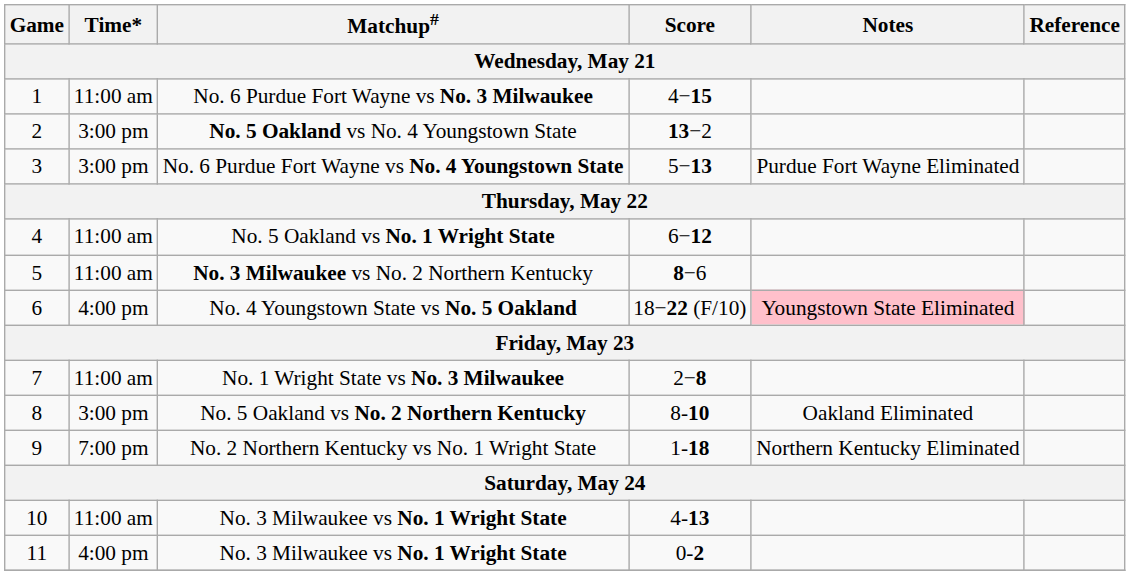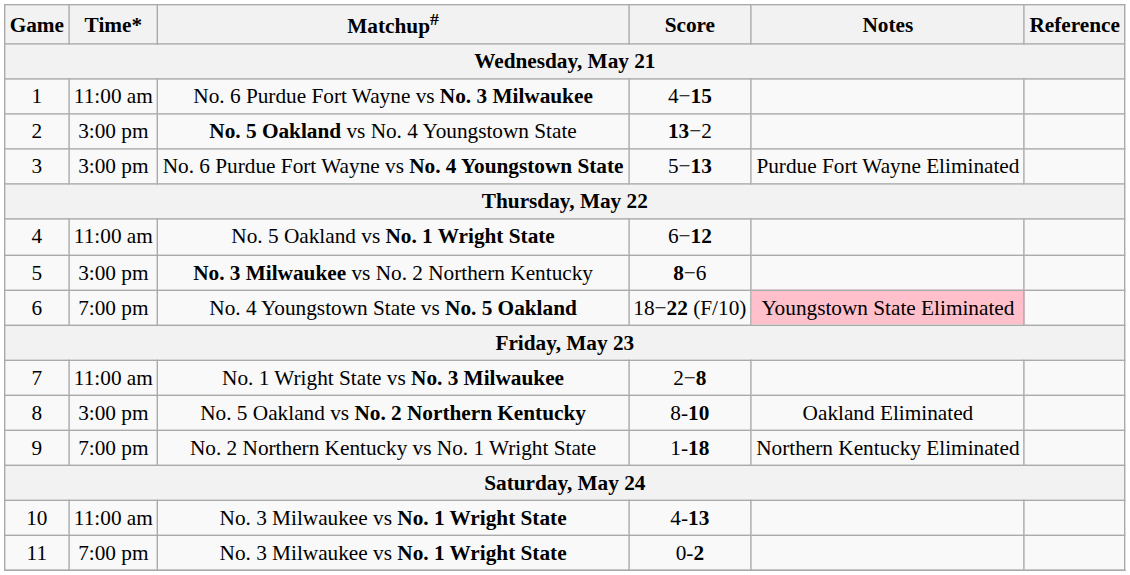(113, 272) 11:00 am -> (113, 272) 3:00 pm
(113, 307) 4:00 pm -> (113, 307) 7:00 pm
(113, 552) 4:00 pm -> (113, 552) 7:00 pm
